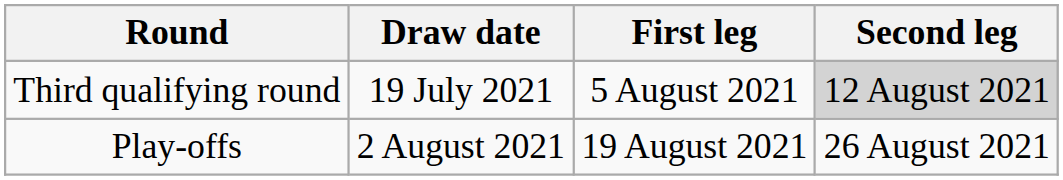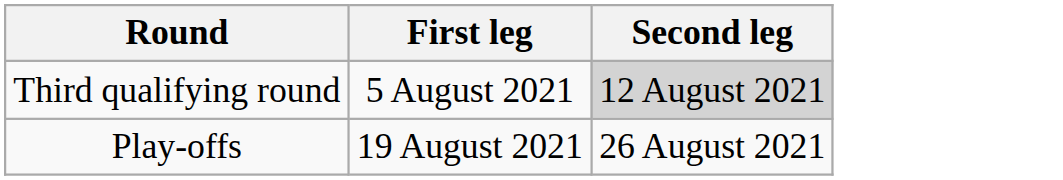- column: (461, 32)
